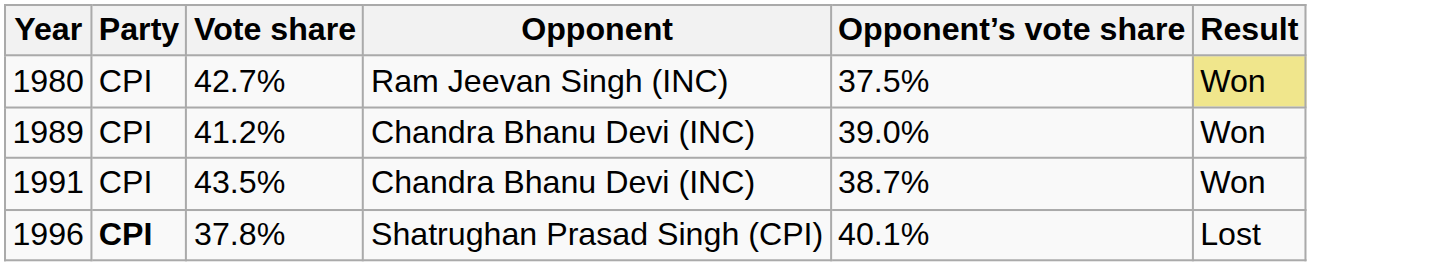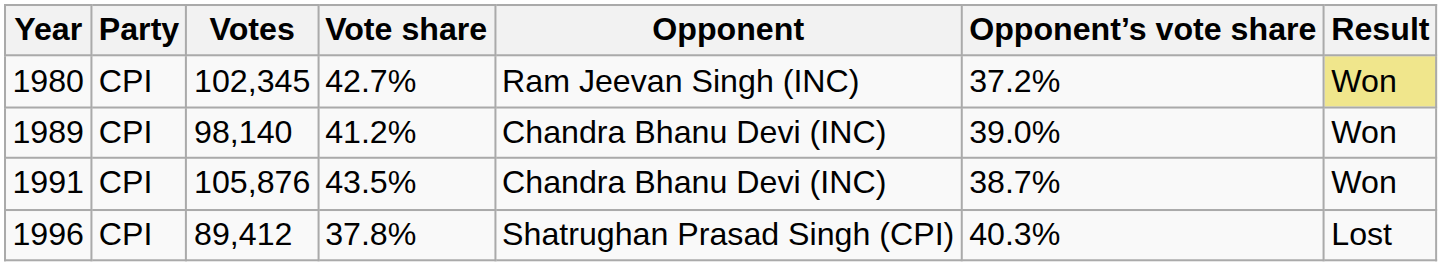+ column: (252, 30)
(884, 81) 37.5% -> (1015, 81) 37.2%
(126, 234) bold -> (126, 234) normal
(884, 234) 40.1% -> (1015, 234) 40.3%
